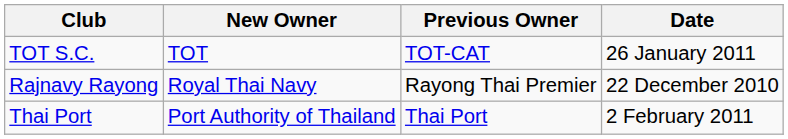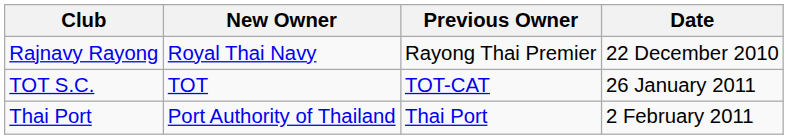rows swapped: (84, 85) <-> (52, 52)
